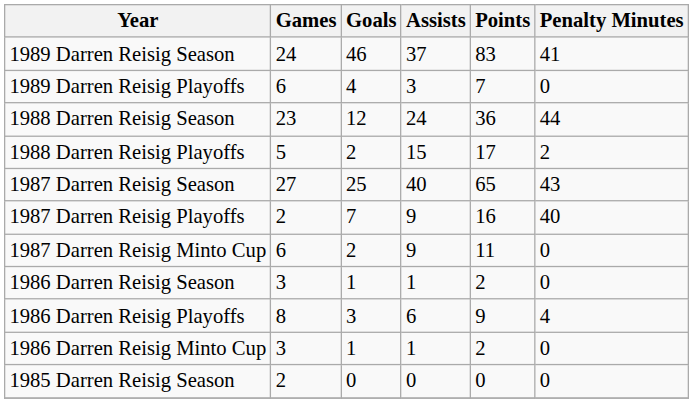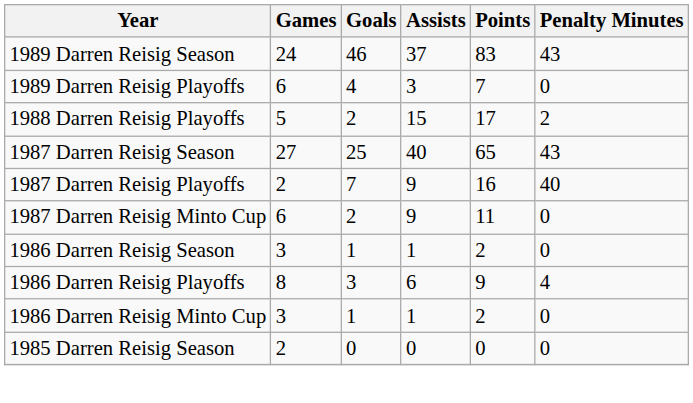(550, 53) 41 -> (550, 53) 43
- row: (122, 119)
